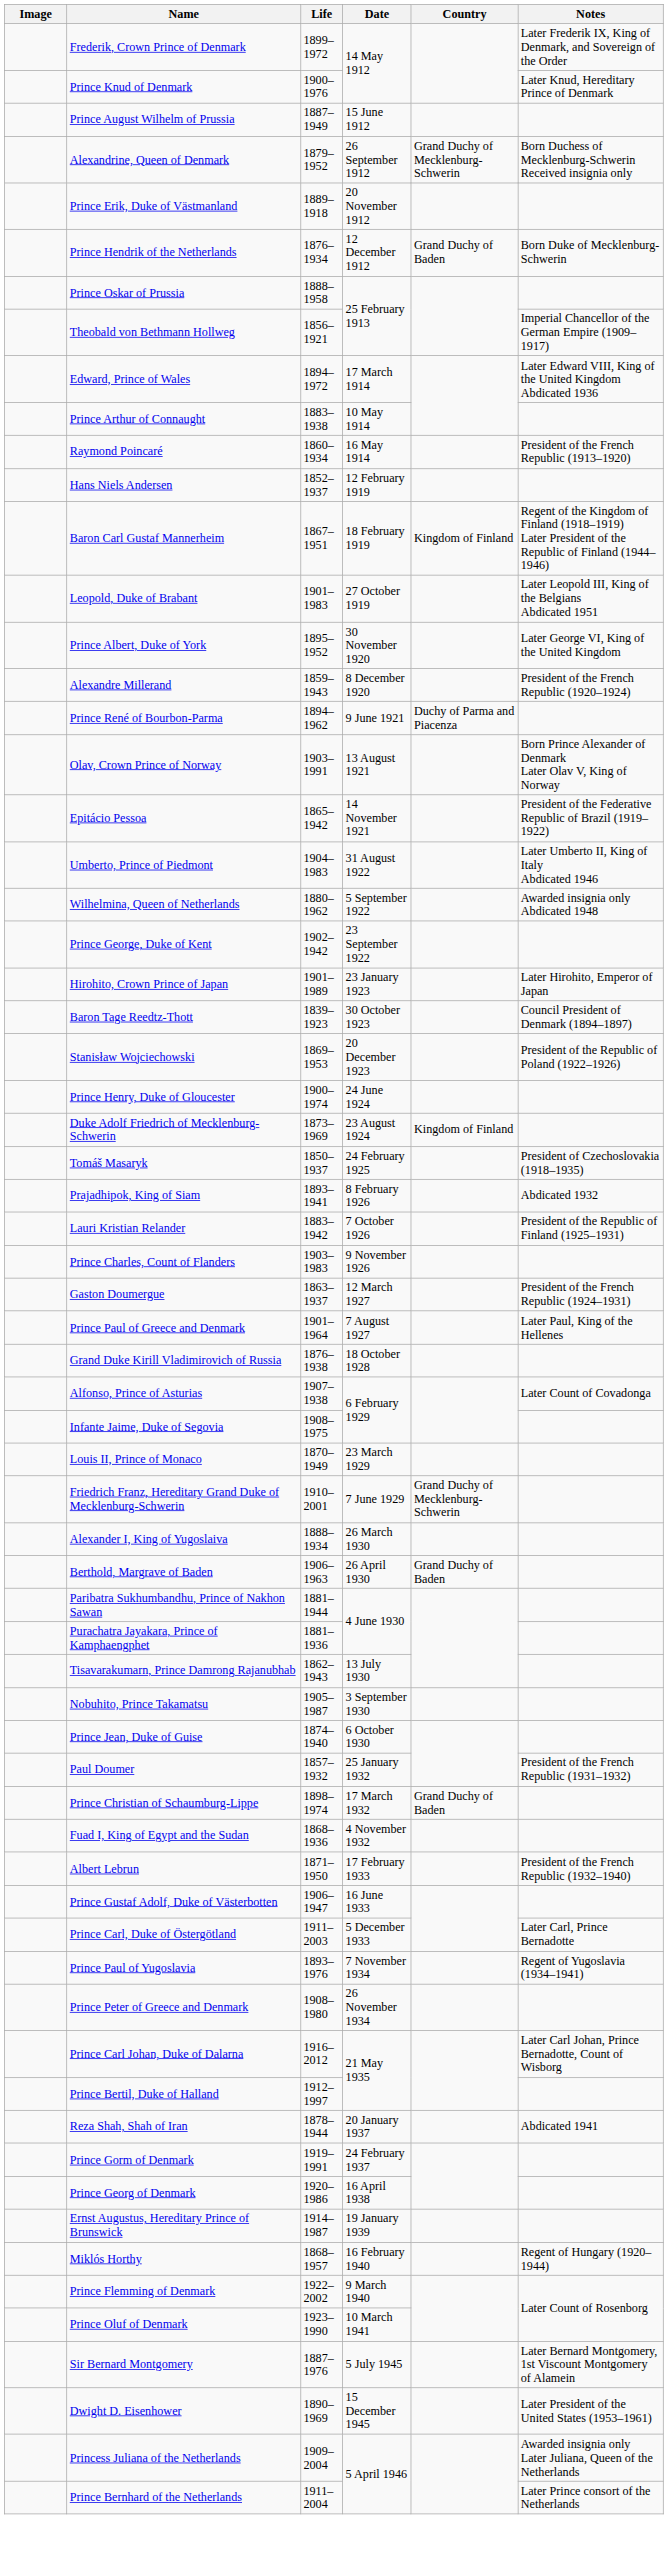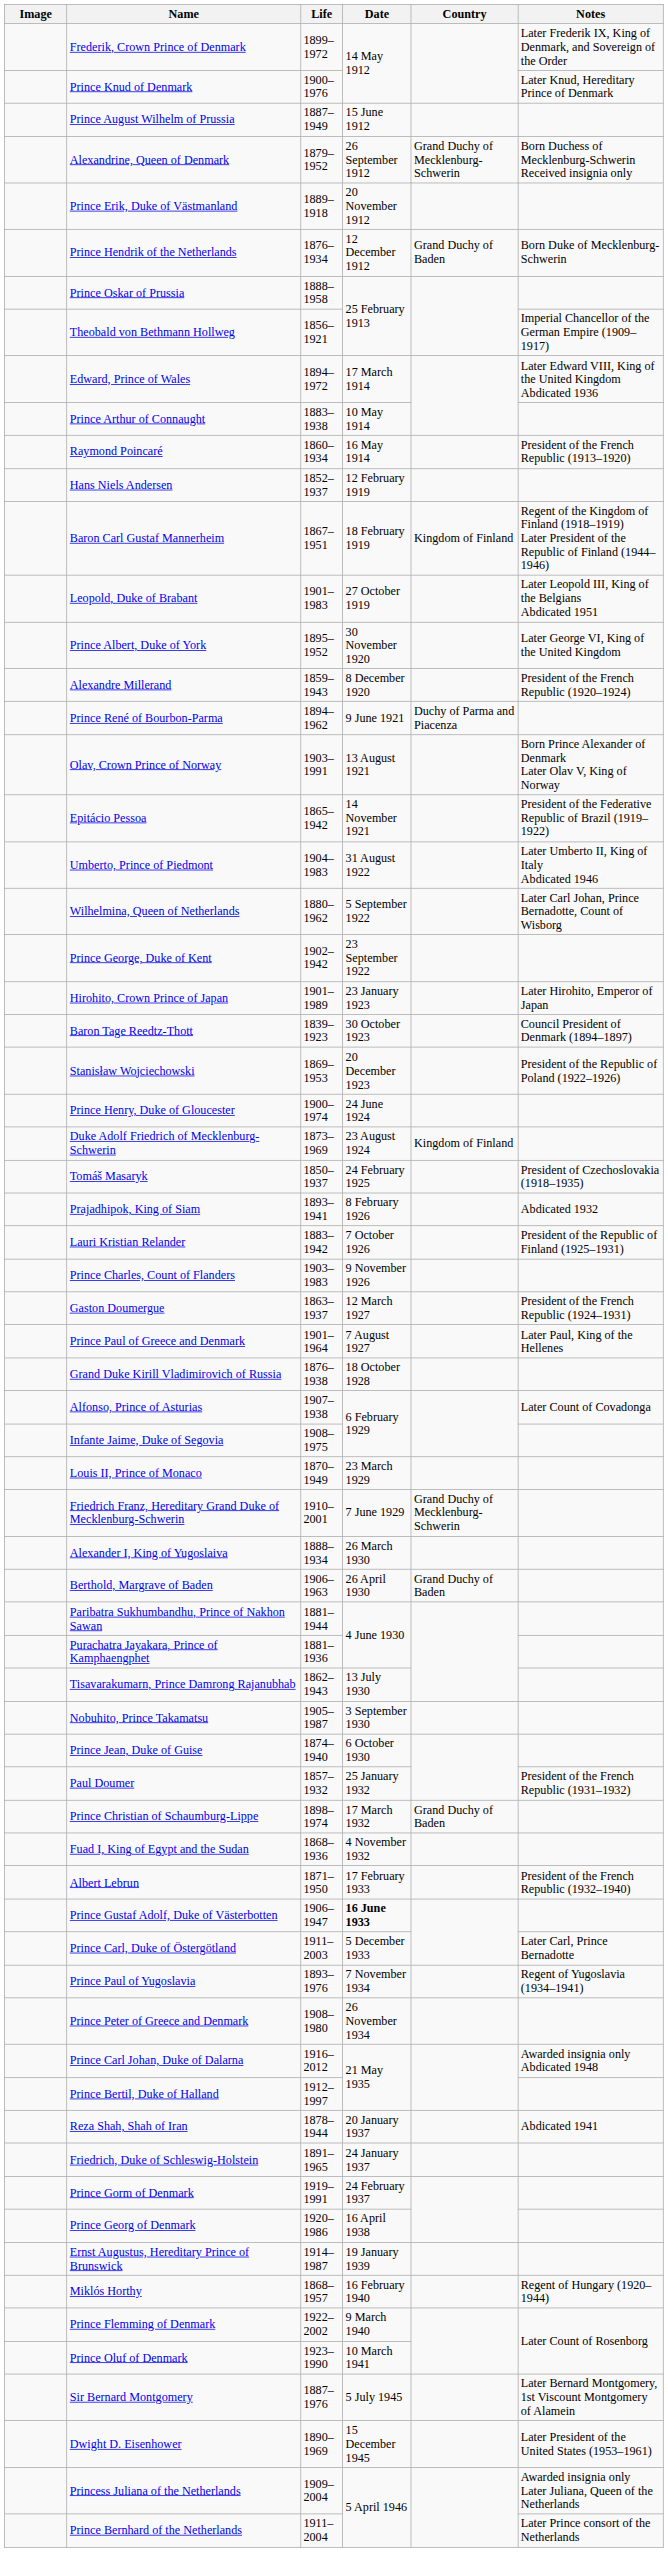(576, 904) Awarded insignia only Abdicated 1948 -> (580, 911) Later Carl Johan, Prince Bernadotte, Count of Wisborg
(364, 1901) normal -> (366, 1915) bold
(580, 2054) Later Carl Johan, Prince Bernadotte, Count of Wisborg -> (576, 2061) Awarded insignia only Abdicated 1948
+ row: (164, 2159)
